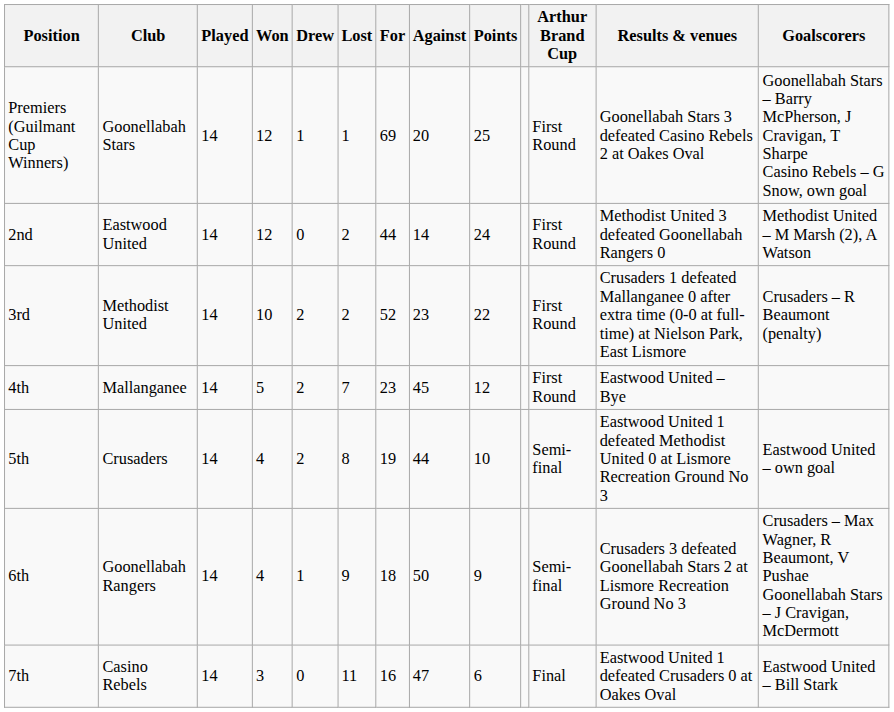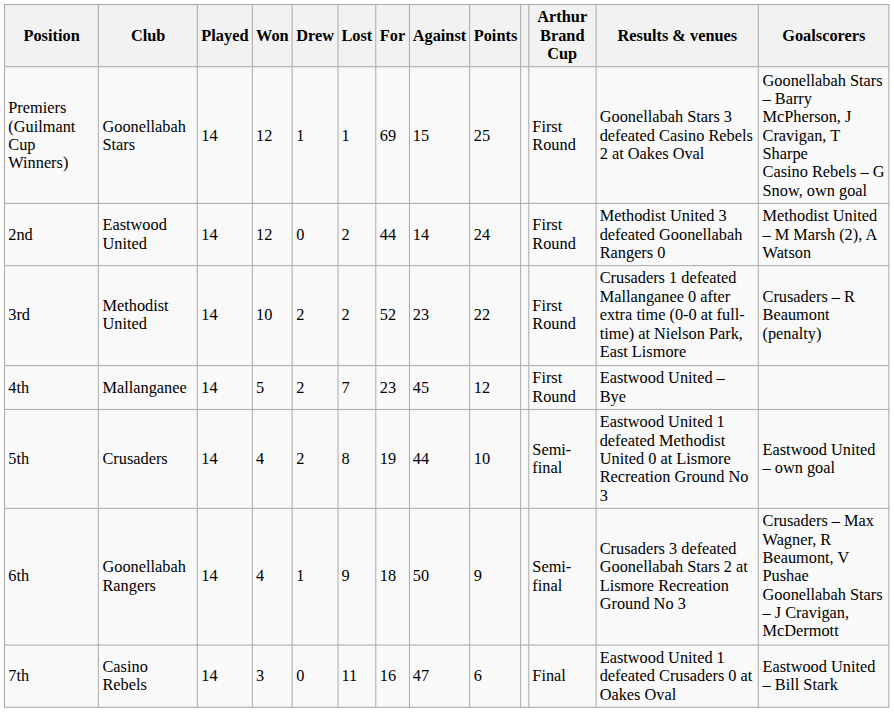(421, 135) 20 -> (421, 135) 15
